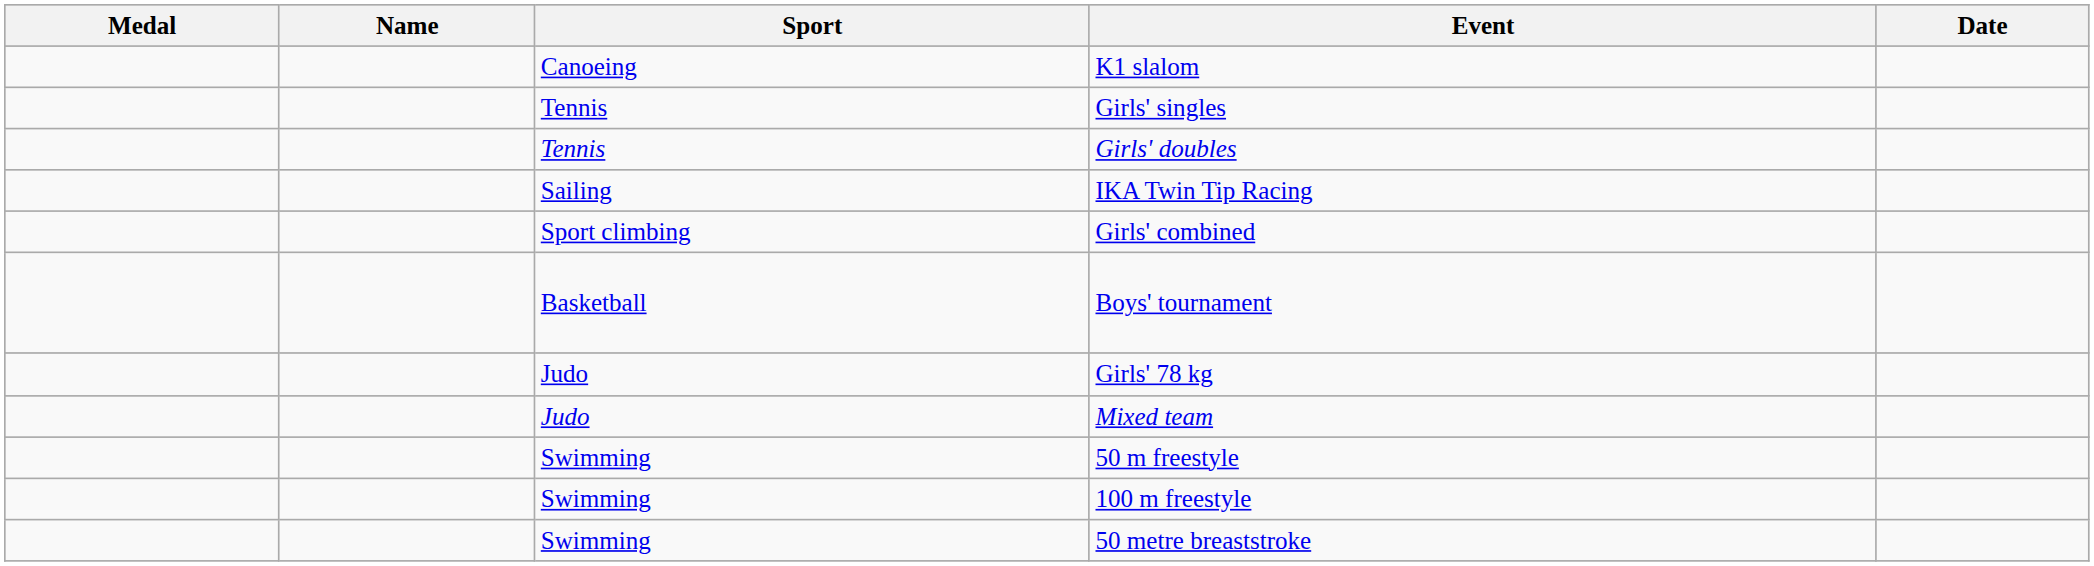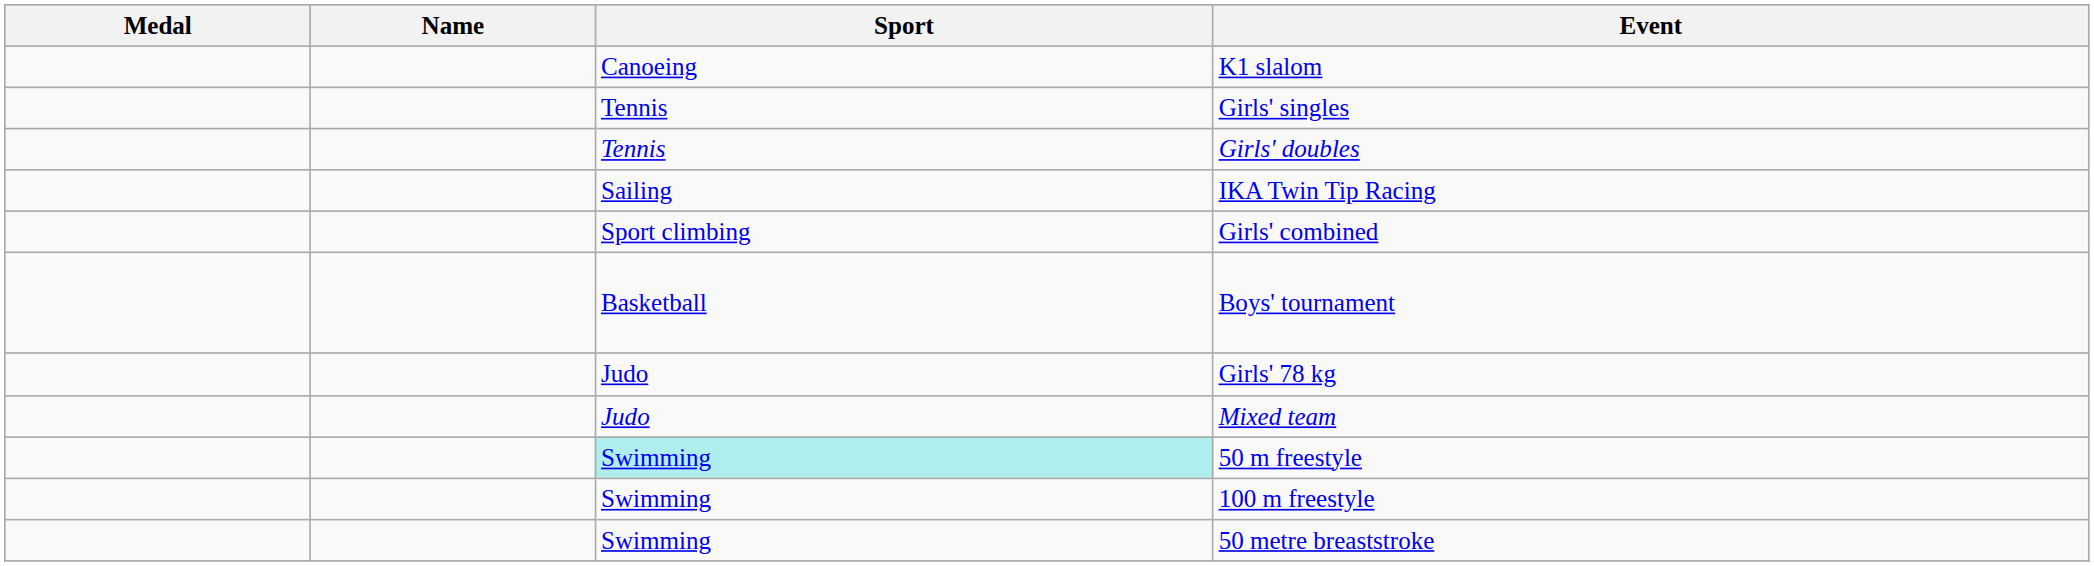- column: (1983, 25)
(596, 456) no background -> (656, 456) paleturquoise background
